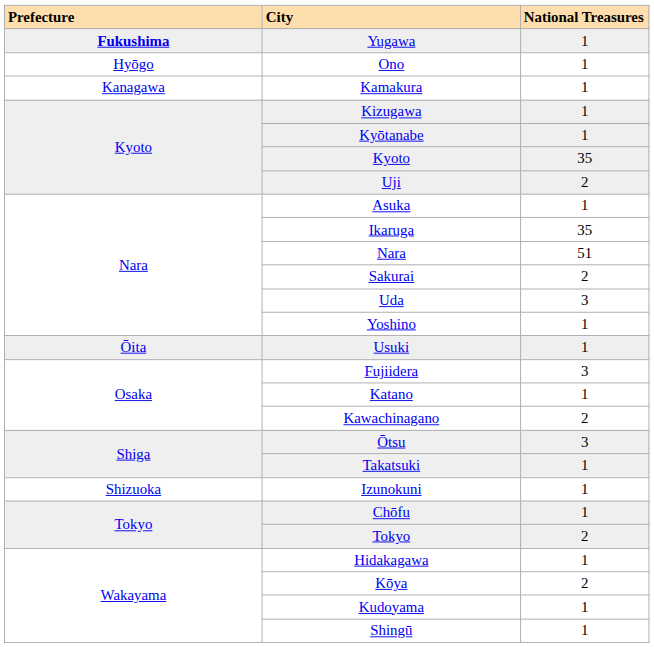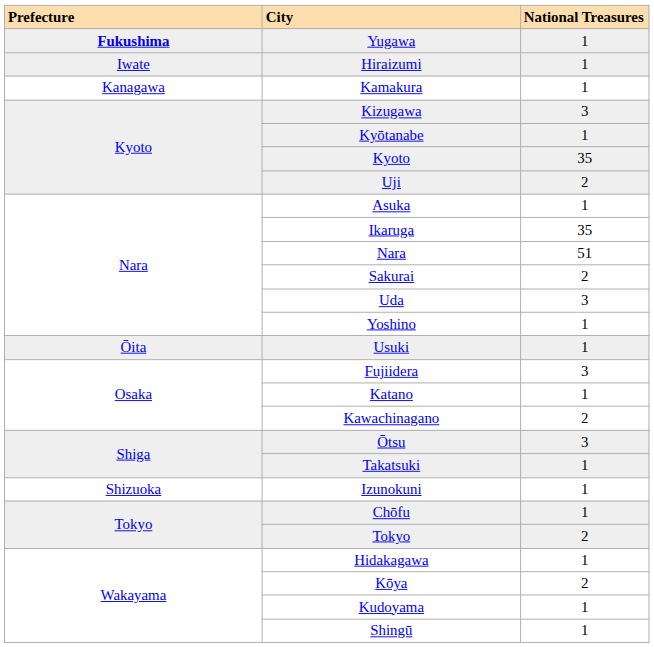- row: (391, 64)
+ row: (391, 64)
(585, 111) 1 -> (585, 111) 3
